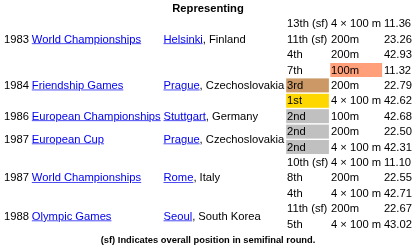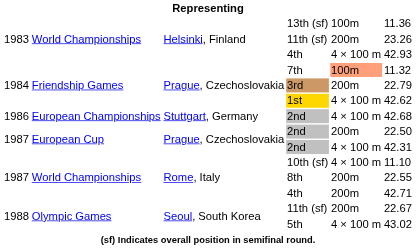(356, 23) 4 × 100 m -> (345, 23) 100m
(345, 54) 200m -> (356, 54) 4 × 100 m
(345, 116) 100m -> (356, 116) 4 × 100 m
(356, 193) 4 × 100 m -> (345, 193) 200m
